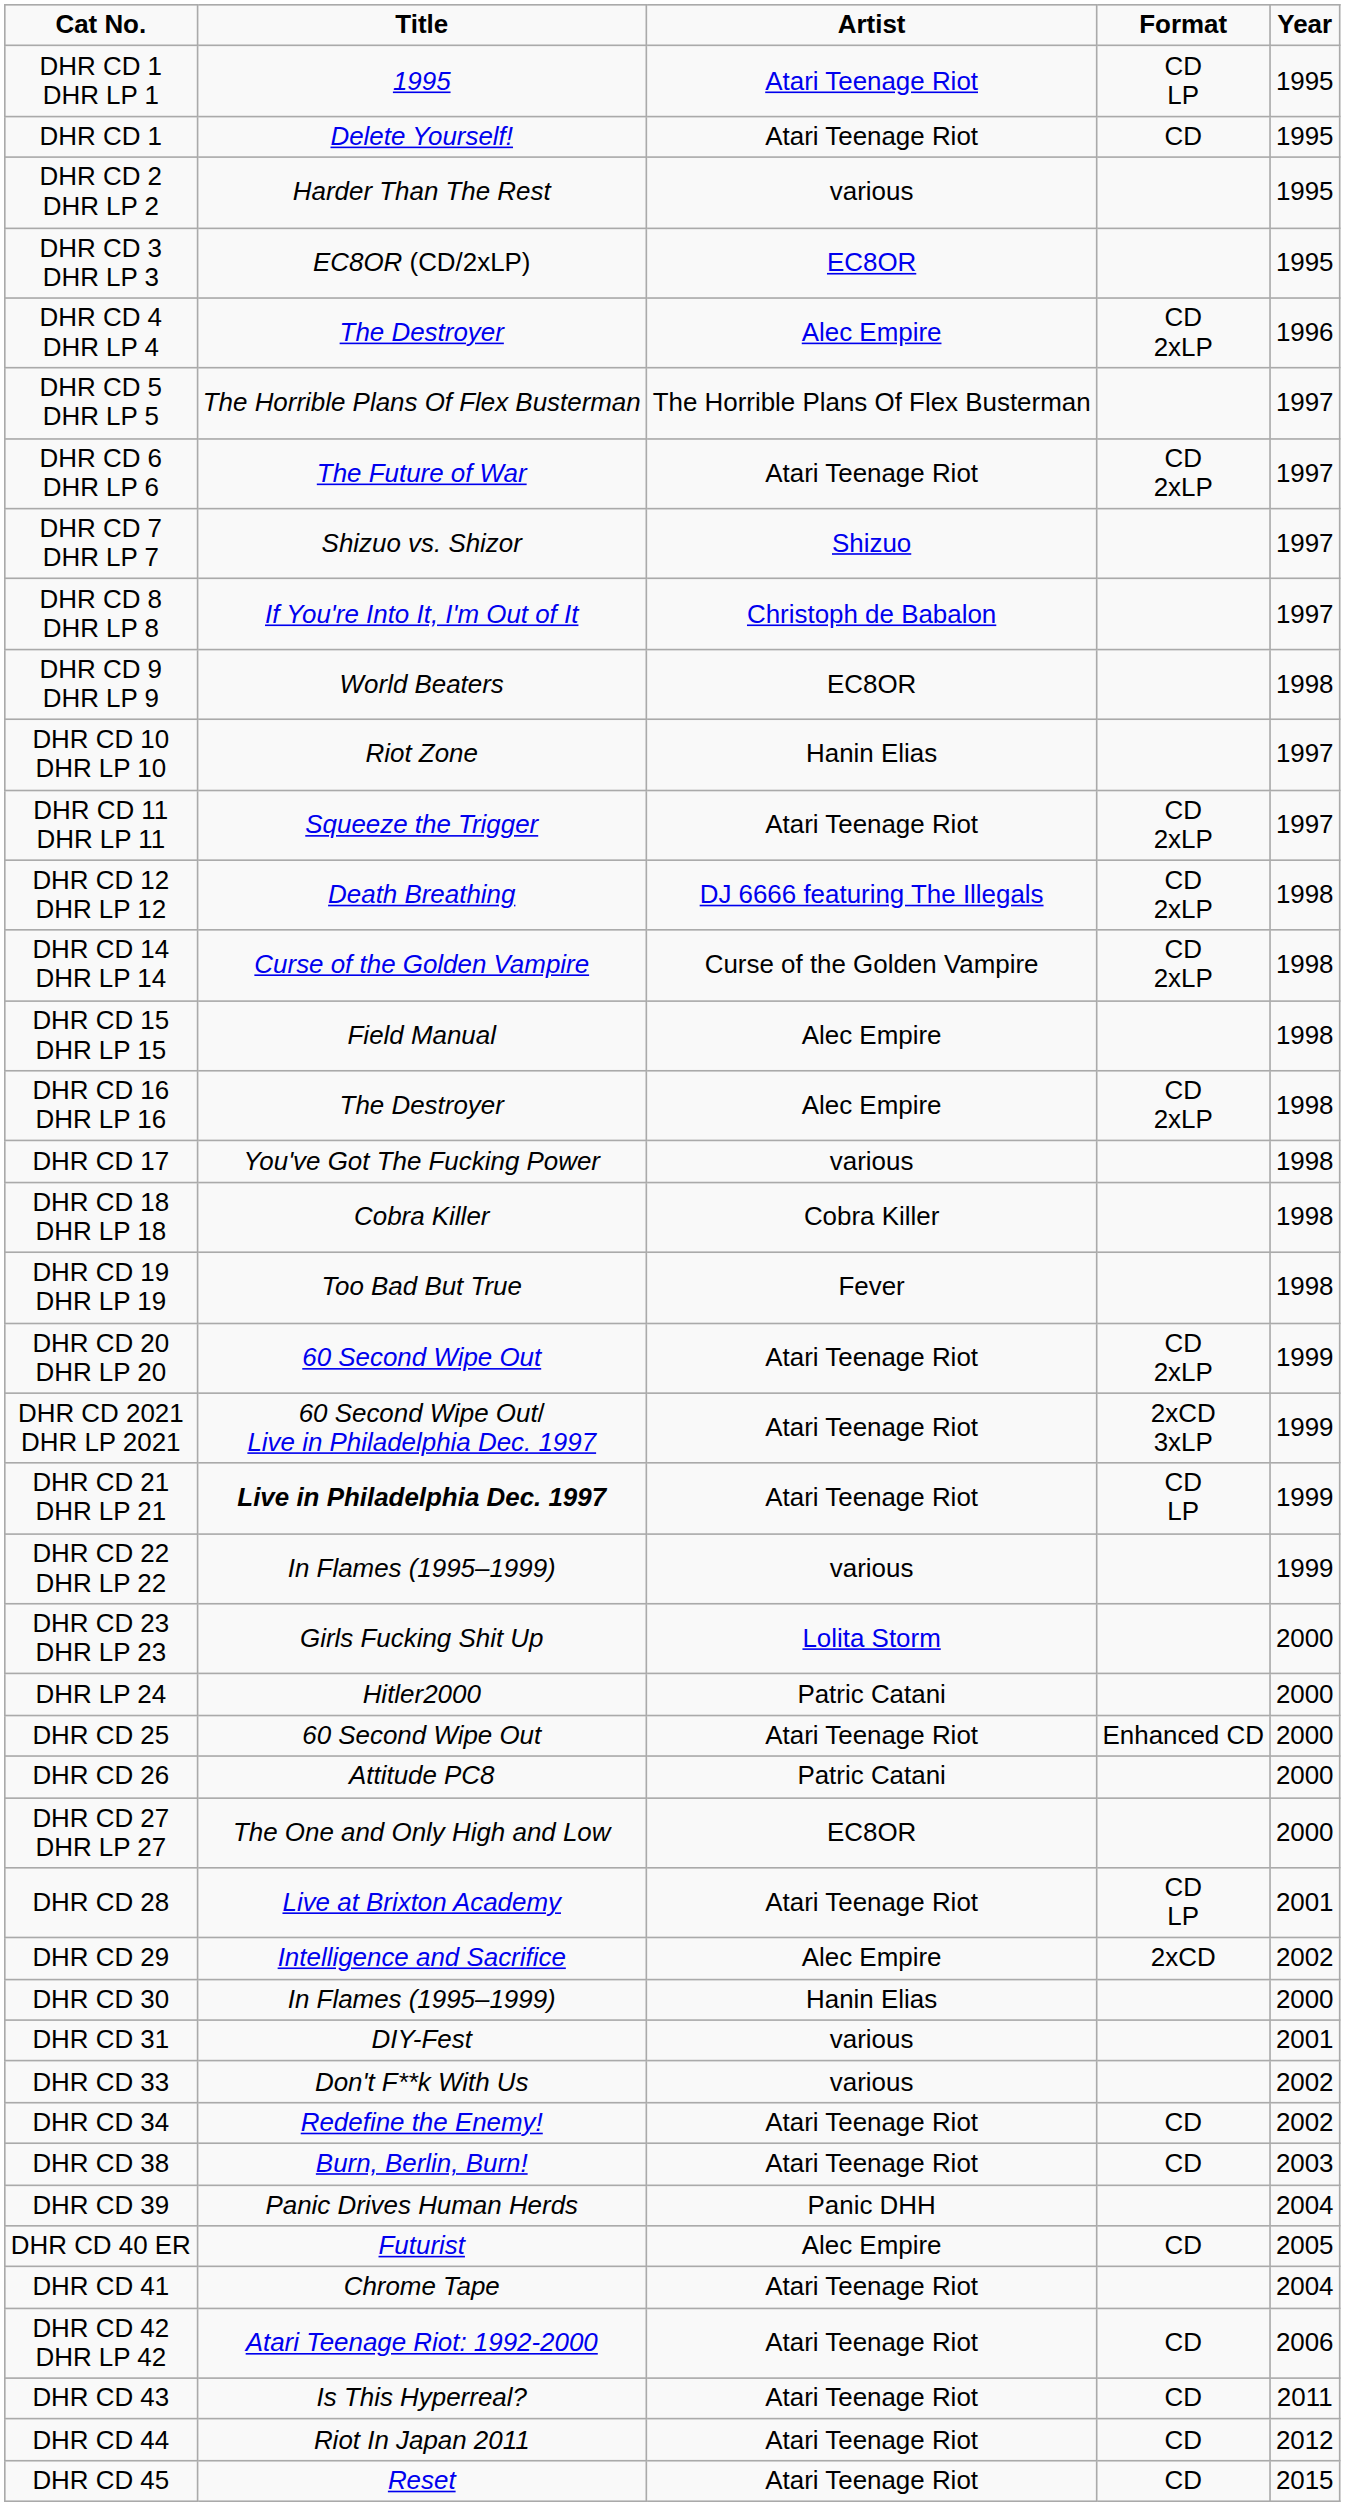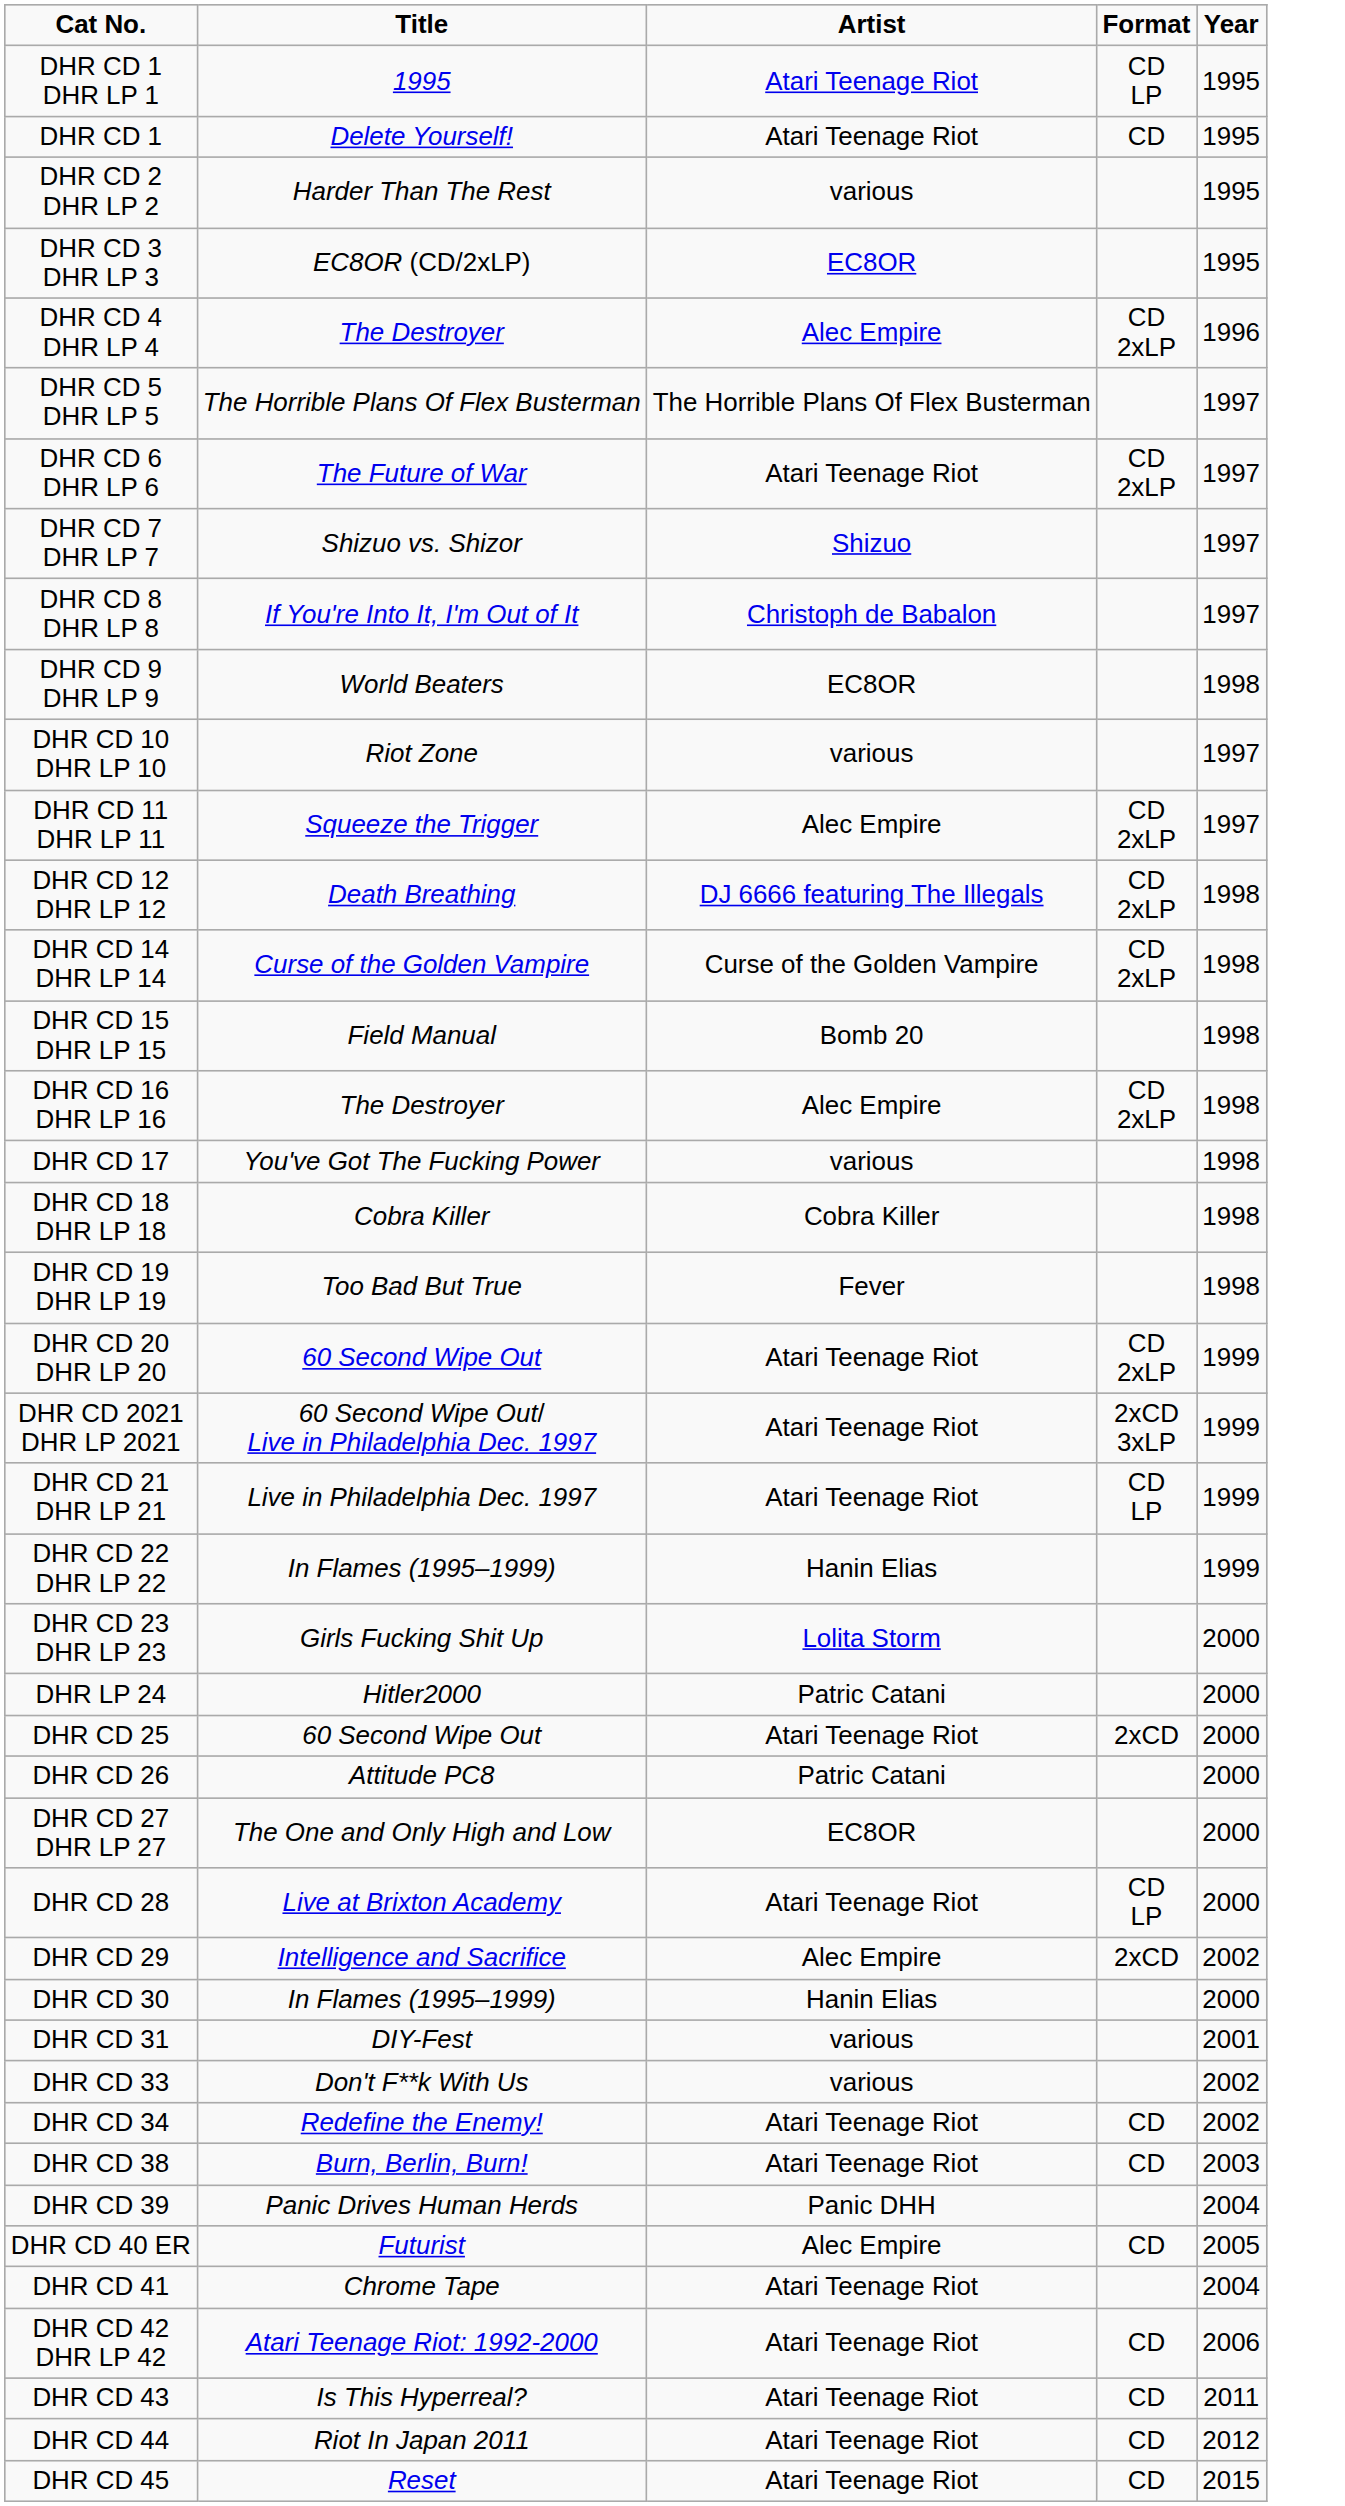(872, 754) Hanin Elias -> (872, 754) various
(872, 824) Atari Teenage Riot -> (872, 824) Alec Empire
(872, 1035) Alec Empire -> (872, 1035) Bomb 20
(422, 1498) bold -> (422, 1498) normal
(872, 1568) various -> (872, 1568) Hanin Elias
(1183, 1735) Enhanced CD -> (1146, 1735) 2xCD
(1305, 1902) 2001 -> (1231, 1902) 2000
